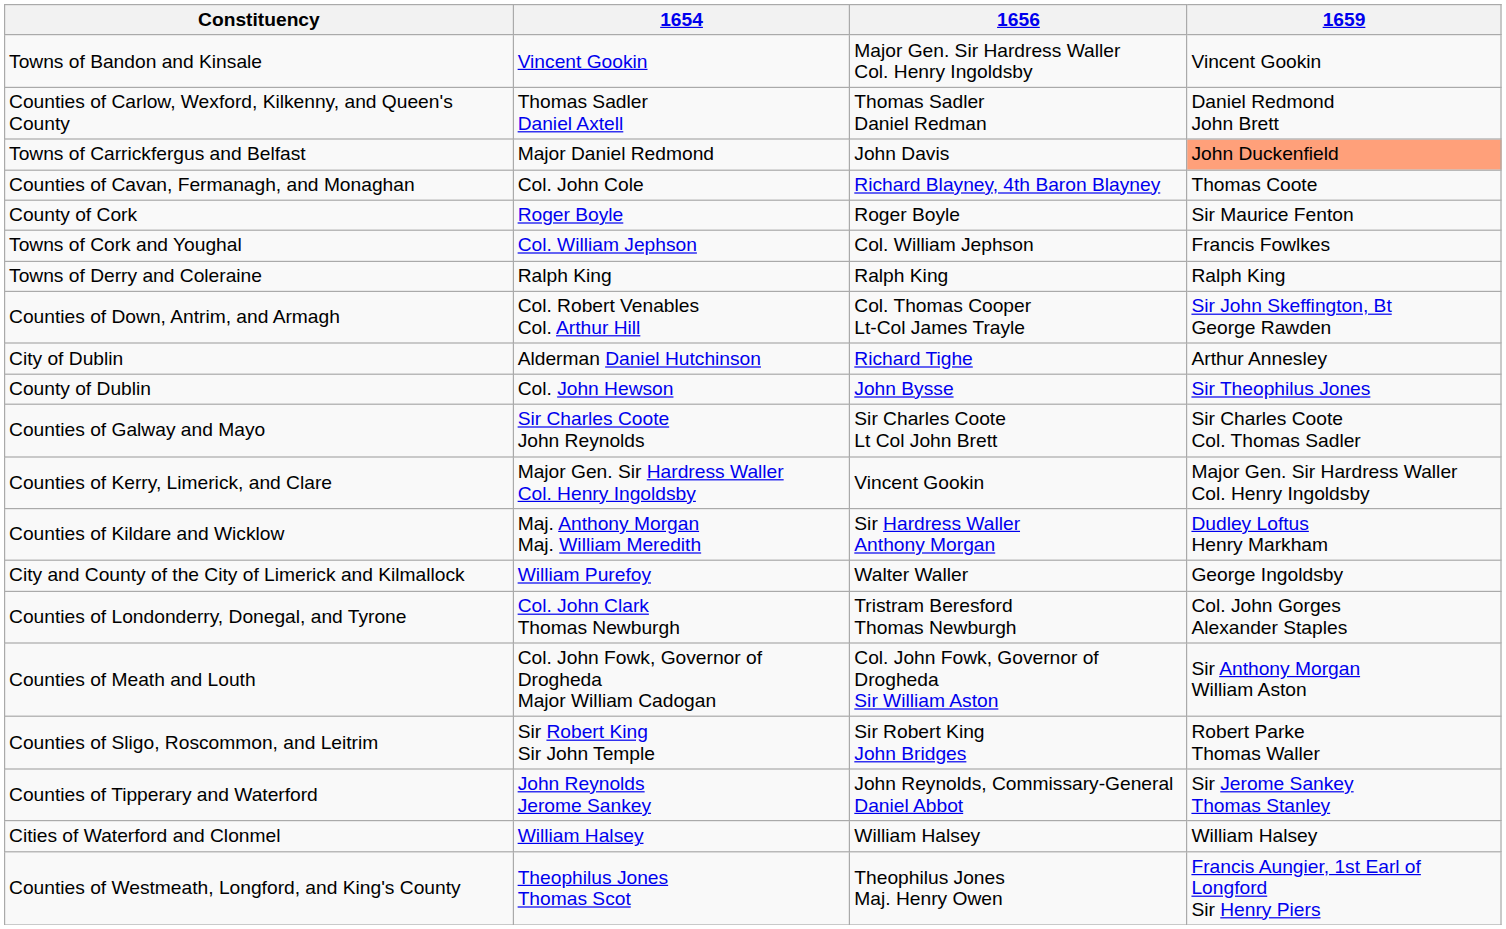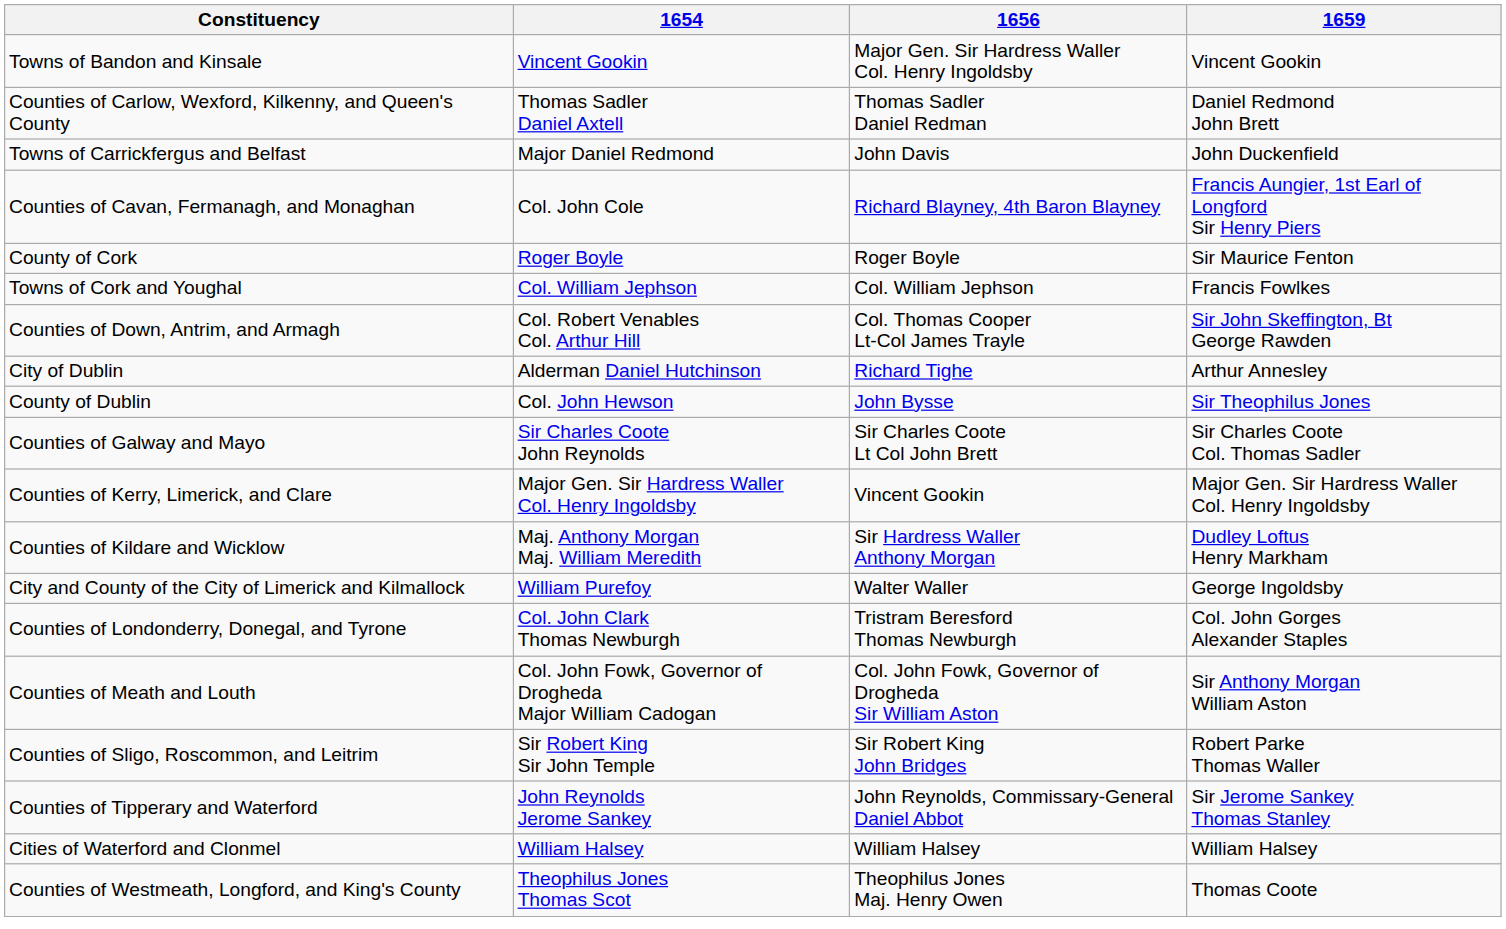(1265, 154) lightsalmon background -> (1265, 154) no background
(1254, 184) Thomas Coote -> (1306, 206) Francis Aungier, 1st Earl of Longford Sir Henry Piers
- row: (135, 276)
(1306, 887) Francis Aungier, 1st Earl of Longford Sir Henry Piers -> (1254, 889) Thomas Coote
